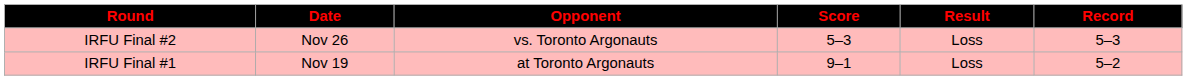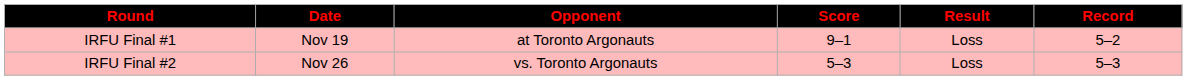rows swapped: (130, 63) <-> (130, 39)
